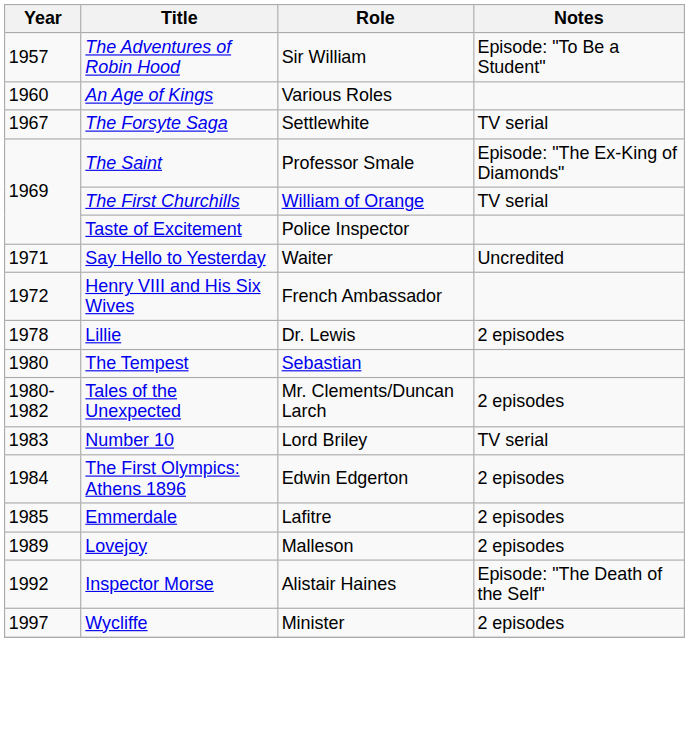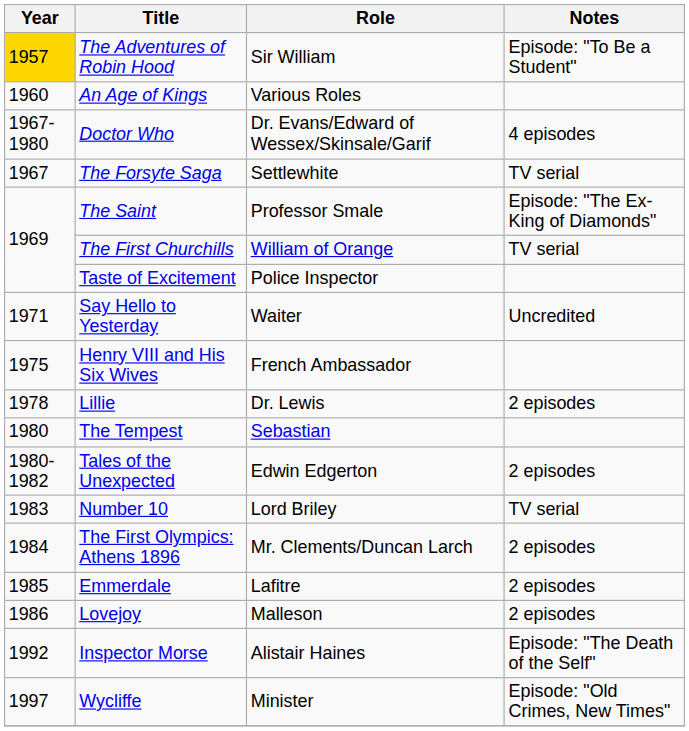(29, 57) no background -> (29, 57) gold background
+ row: (127, 134)
(29, 296) 1972 -> (29, 365) 1975
(368, 401) Mr. Clements/Duncan Larch -> (314, 470) Edwin Edgerton
(345, 478) Edwin Edgerton -> (362, 547) Mr. Clements/Duncan Larch
(29, 545) 1989 -> (29, 614) 1986
(521, 622) 2 episodes -> (589, 701) Episode: "Old Crimes, New Times"
